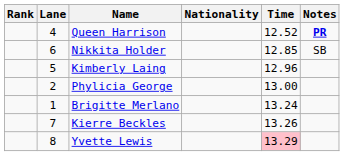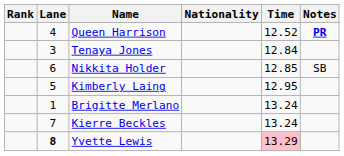+ row: (112, 50)
(281, 68) 12.96 -> (281, 86) 12.95
- row: (122, 86)
(281, 123) 13.26 -> (281, 123) 13.24
(53, 141) normal -> (53, 141) bold
